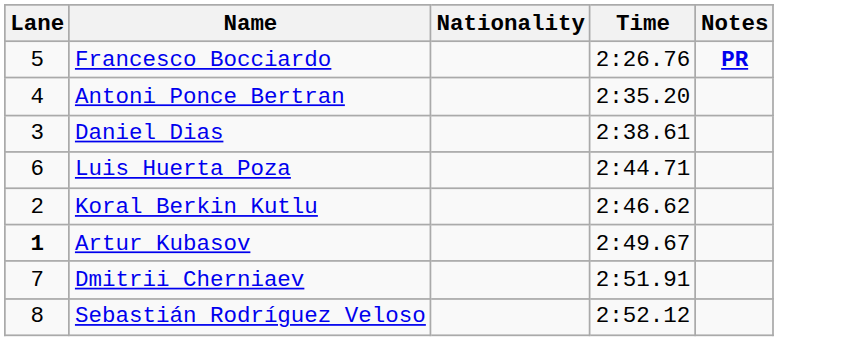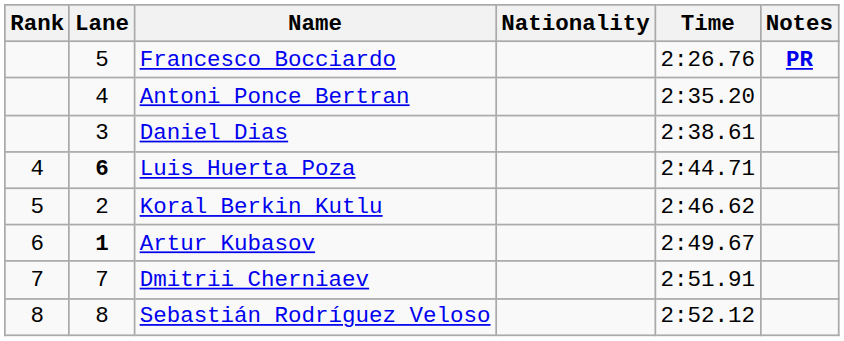+ column: (37, 23)
(37, 170) normal -> (102, 170) bold
